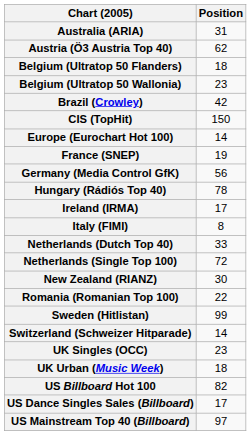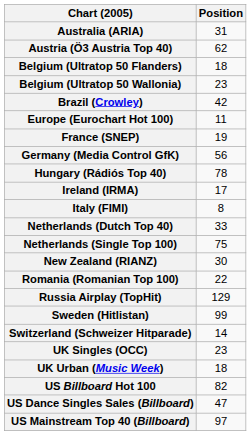- row: (100, 119)
(221, 137) 14 -> (221, 119) 11
(221, 262) 72 -> (221, 244) 75
+ row: (100, 297)
(221, 404) 17 -> (221, 404) 47
